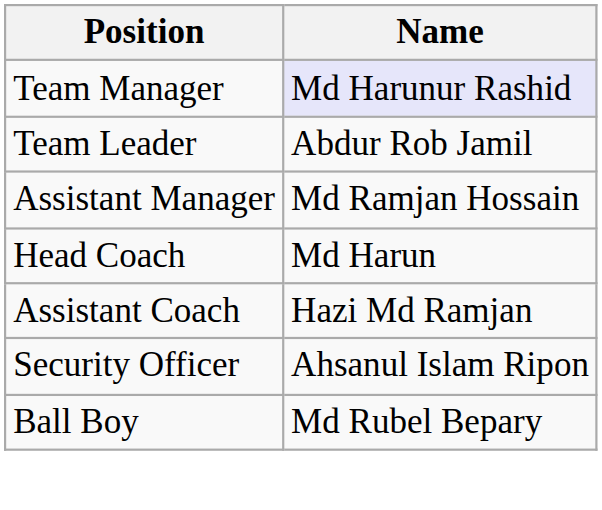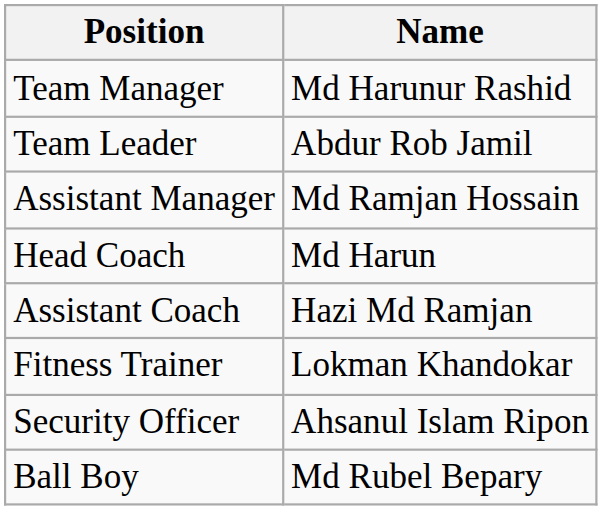(431, 87) lavender background -> (431, 87) no background
+ row: (118, 365)
